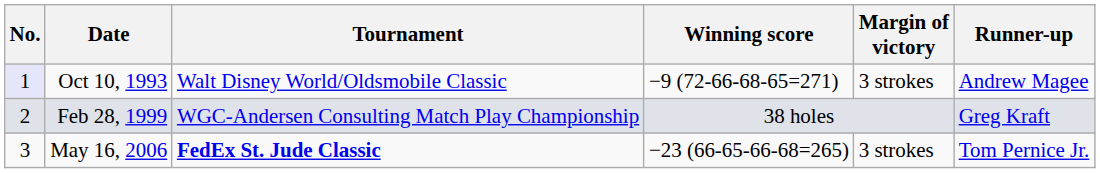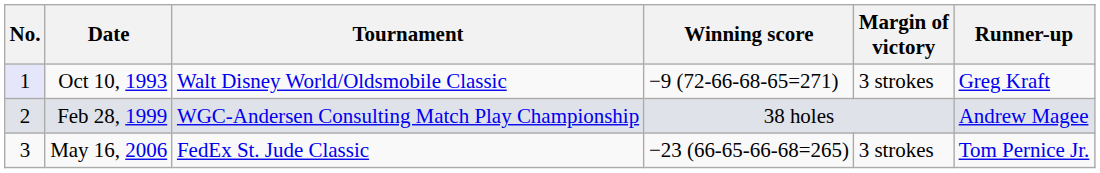(1024, 81) Andrew Magee -> (1004, 81) Greg Kraft
(1004, 115) Greg Kraft -> (1024, 115) Andrew Magee
(279, 150) bold -> (273, 150) normal
